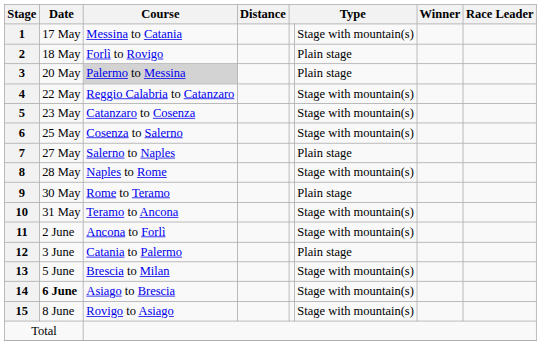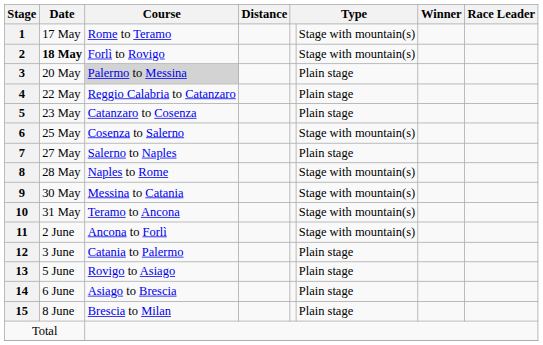(134, 34) Messina to Catania -> (129, 34) Rome to Teramo
(61, 53) normal -> (62, 53) bold
(325, 53) Plain stage -> (357, 53) Stage with mountain(s)
(356, 93) Stage with mountain(s) -> (326, 93) Plain stage
(356, 113) Stage with mountain(s) -> (326, 113) Plain stage
(128, 192) Rome to Teramo -> (136, 192) Messina to Catania
(325, 192) Plain stage -> (357, 192) Stage with mountain(s)
(128, 271) Brescia to Milan -> (131, 271) Rovigo to Asiago
(356, 271) Stage with mountain(s) -> (326, 271) Plain stage
(60, 291) bold -> (58, 291) normal
(356, 291) Stage with mountain(s) -> (326, 291) Plain stage
(130, 311) Rovigo to Asiago -> (129, 311) Brescia to Milan
(356, 311) Stage with mountain(s) -> (326, 311) Plain stage
